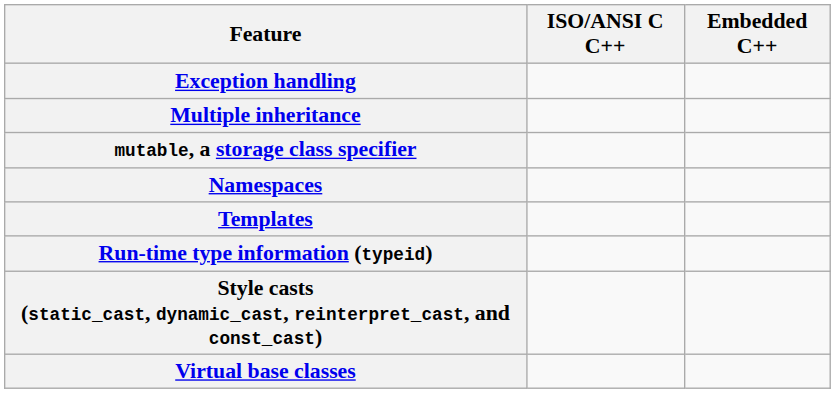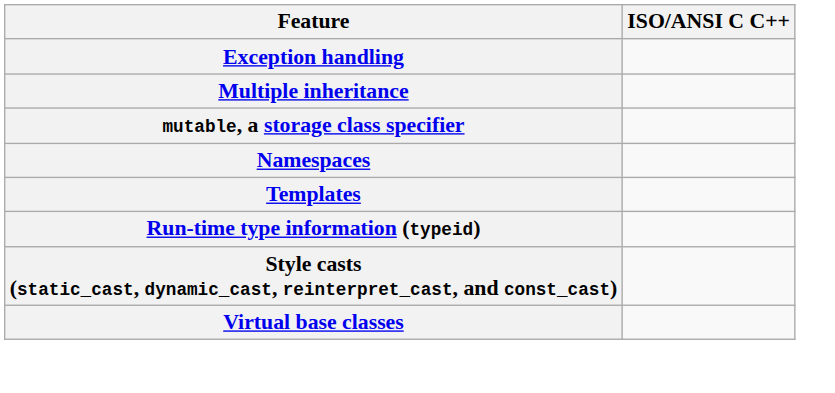- column: (757, 33)
